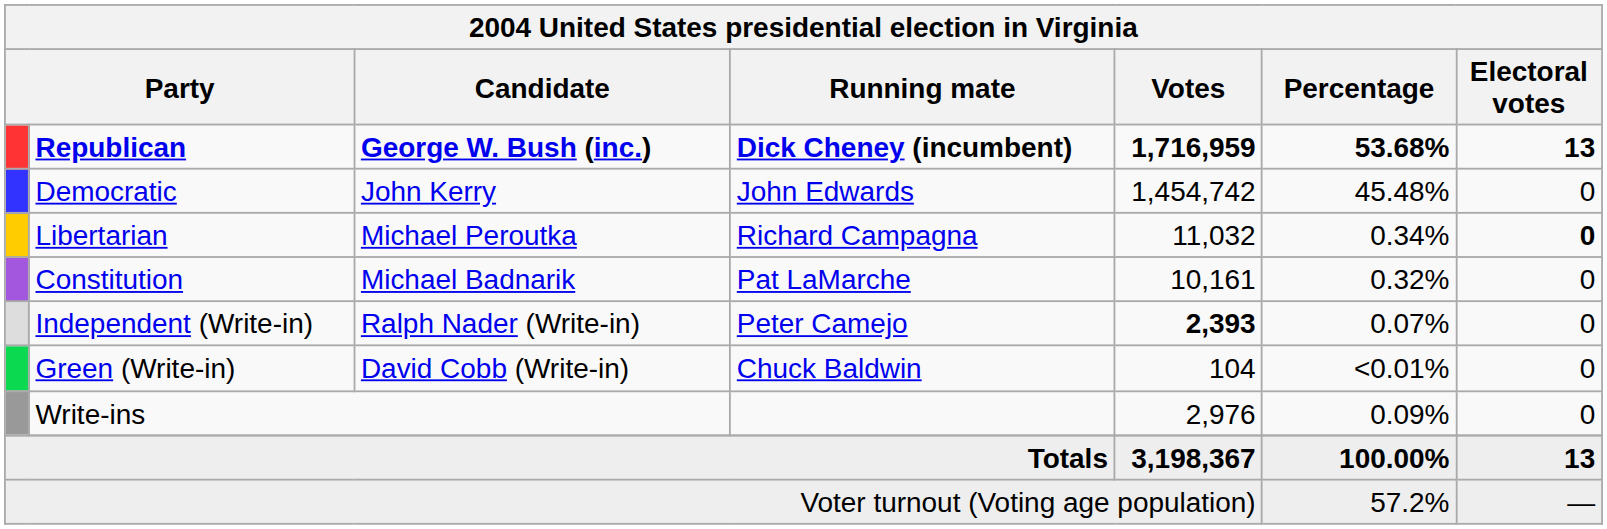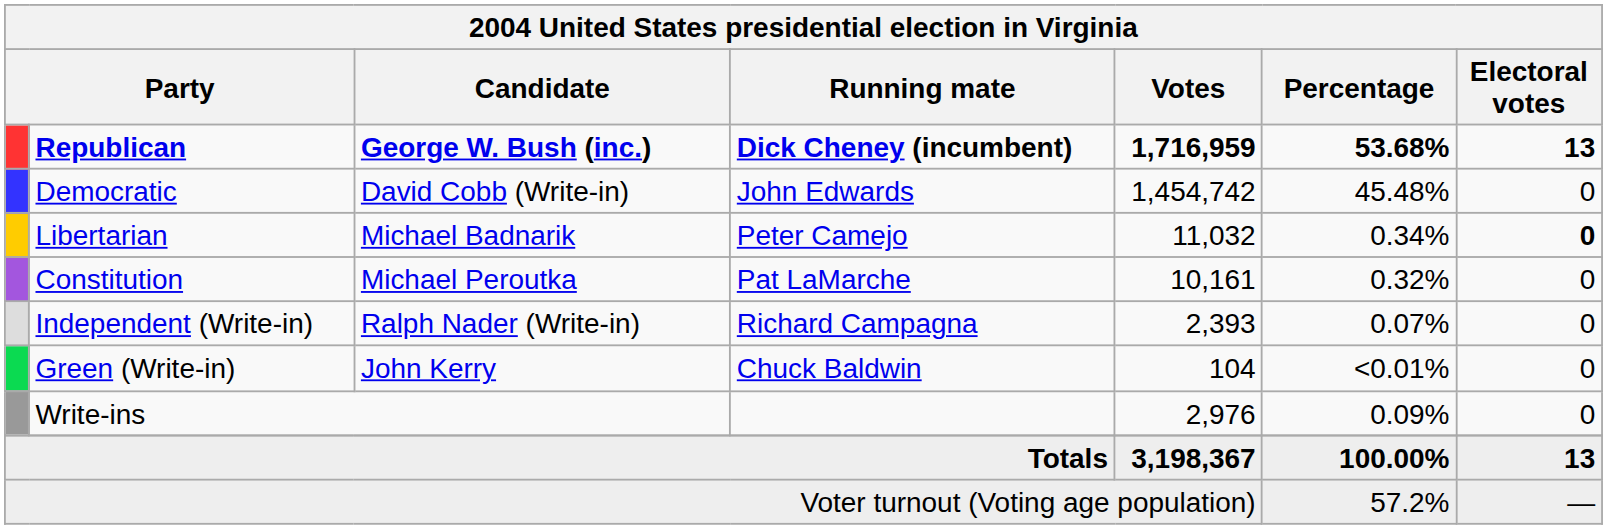(428, 191) John Kerry -> (495, 191) David Cobb (Write-in)
(469, 236) Michael Peroutka -> (468, 236) Michael Badnarik
(857, 236) Richard Campagna -> (822, 236) Peter Camejo
(468, 280) Michael Badnarik -> (469, 280) Michael Peroutka
(822, 324) Peter Camejo -> (857, 324) Richard Campagna
(1221, 324) bold -> (1221, 324) normal
(495, 368) David Cobb (Write-in) -> (428, 368) John Kerry
